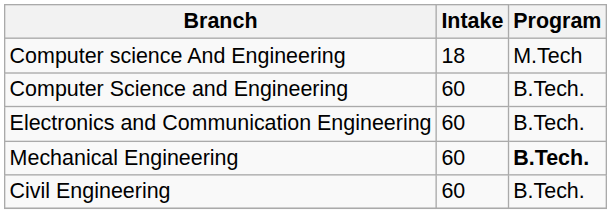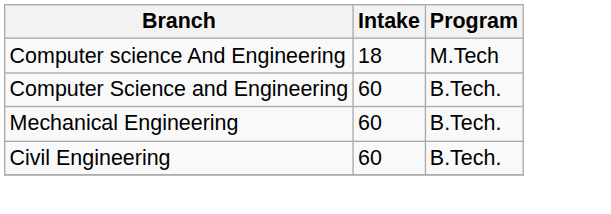- row: (221, 123)
(551, 157) bold -> (466, 123) normal
